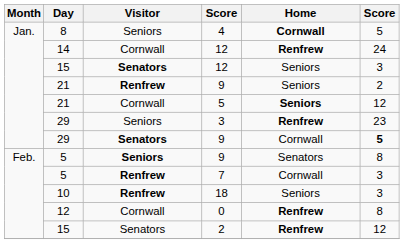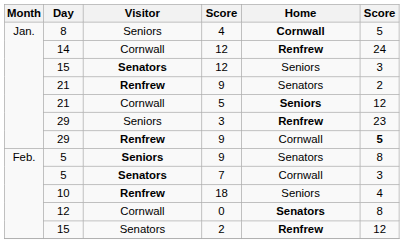(301, 85) Seniors -> (301, 85) Senators
(142, 139) Senators -> (142, 139) Renfrew
(142, 175) Renfrew -> (142, 175) Senators
(380, 193) 3 -> (380, 193) 4
(301, 211) Renfrew -> (301, 211) Senators
